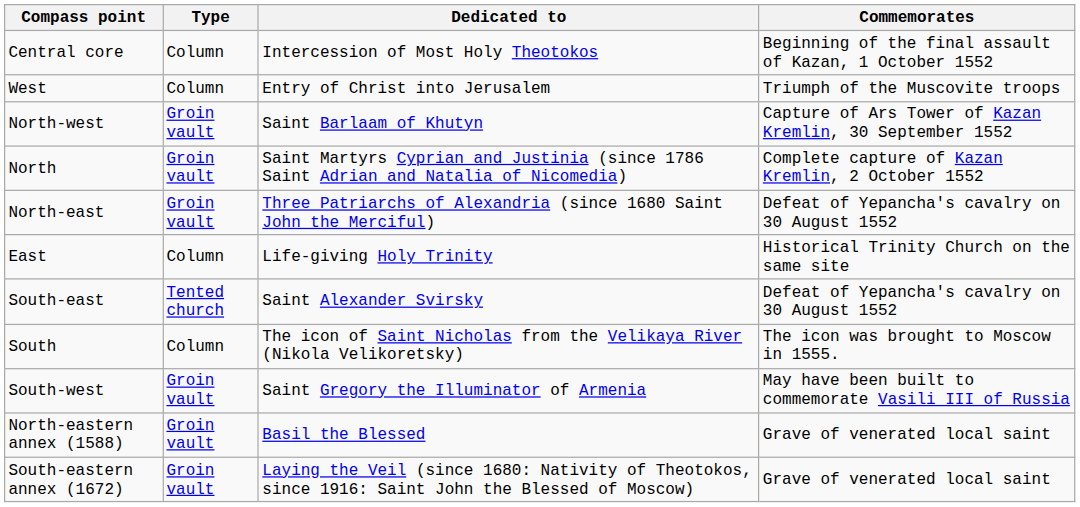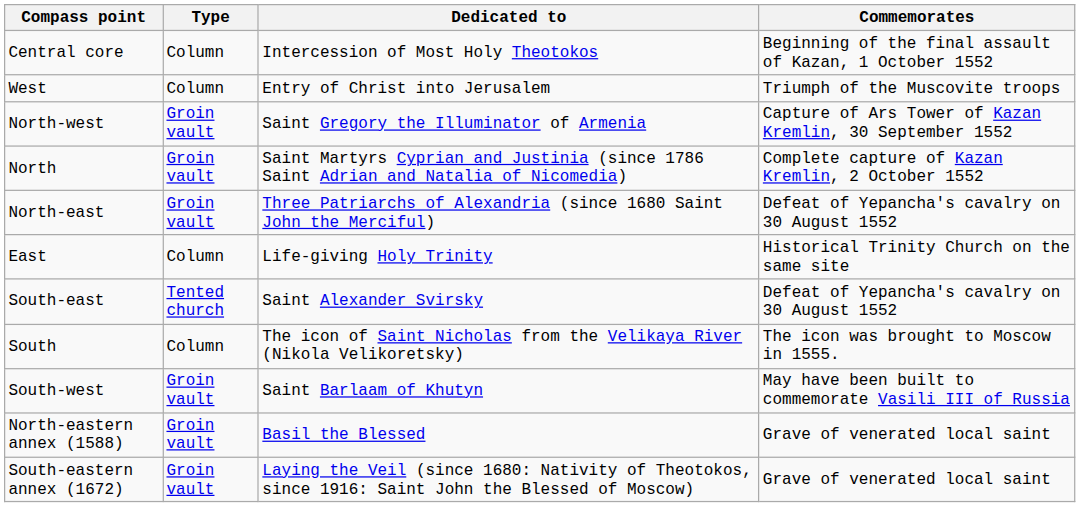(373, 124) Saint Barlaam of Khutyn -> (454, 124) Saint Gregory the Illuminator of Armenia
(454, 391) Saint Gregory the Illuminator of Armenia -> (373, 391) Saint Barlaam of Khutyn
